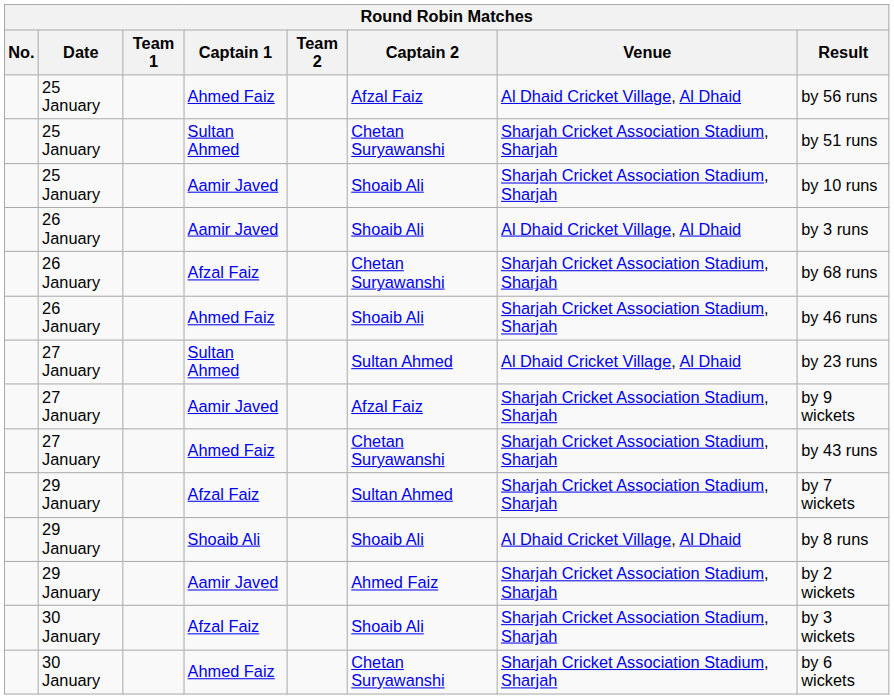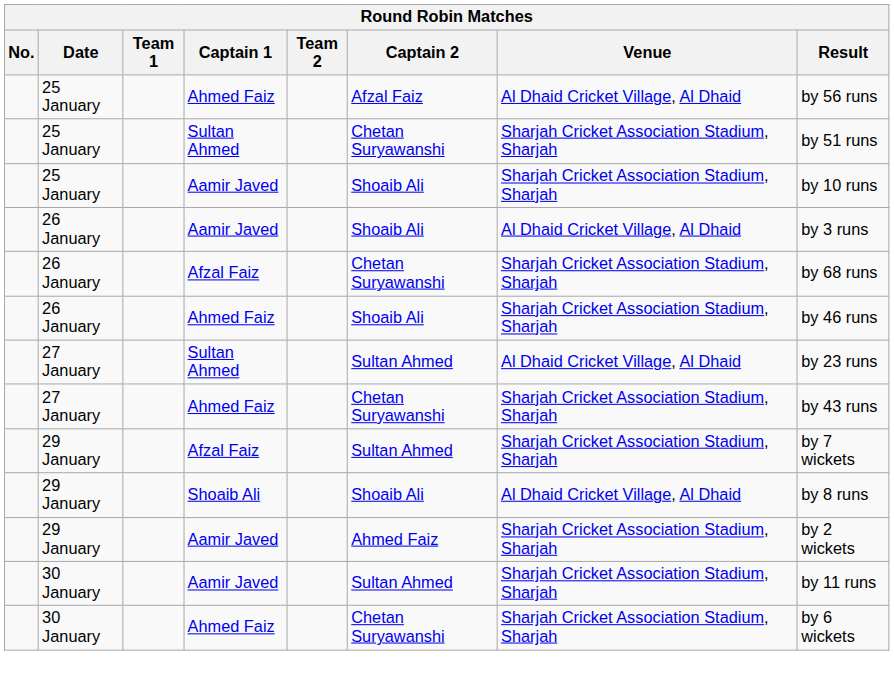- row: (71, 406)
- row: (71, 627)
+ row: (71, 583)
